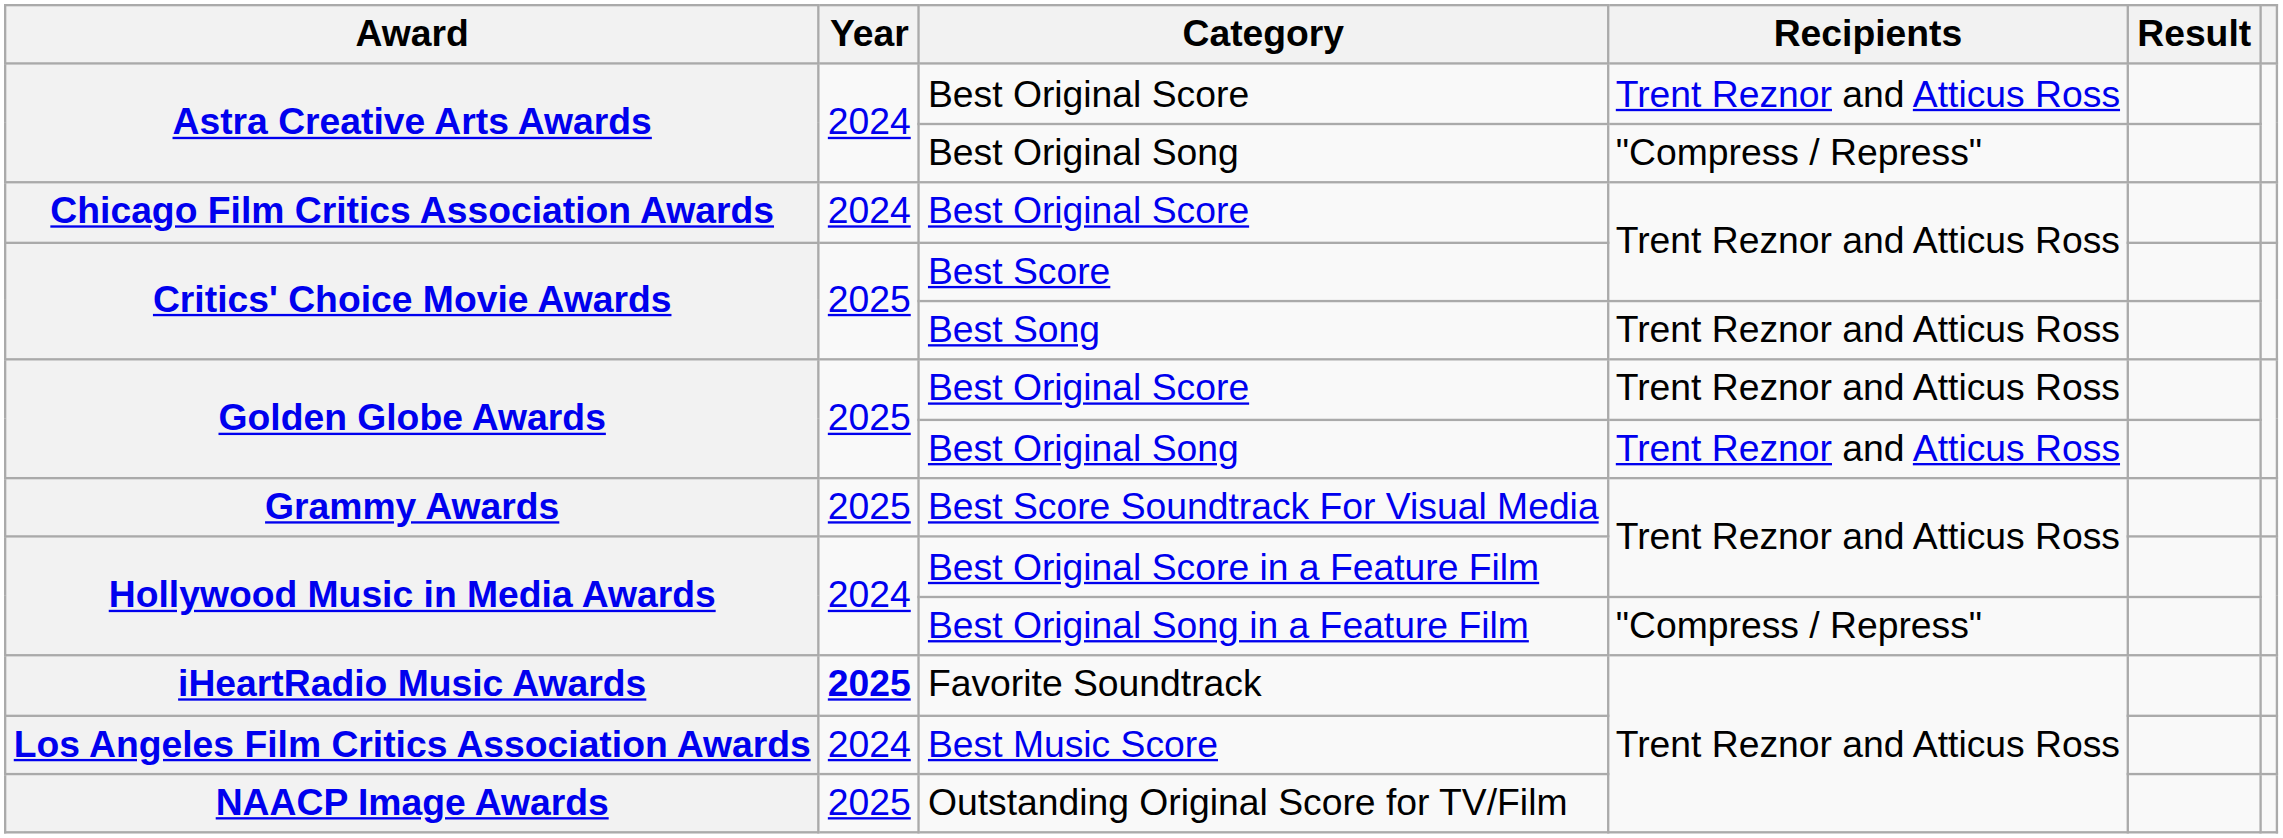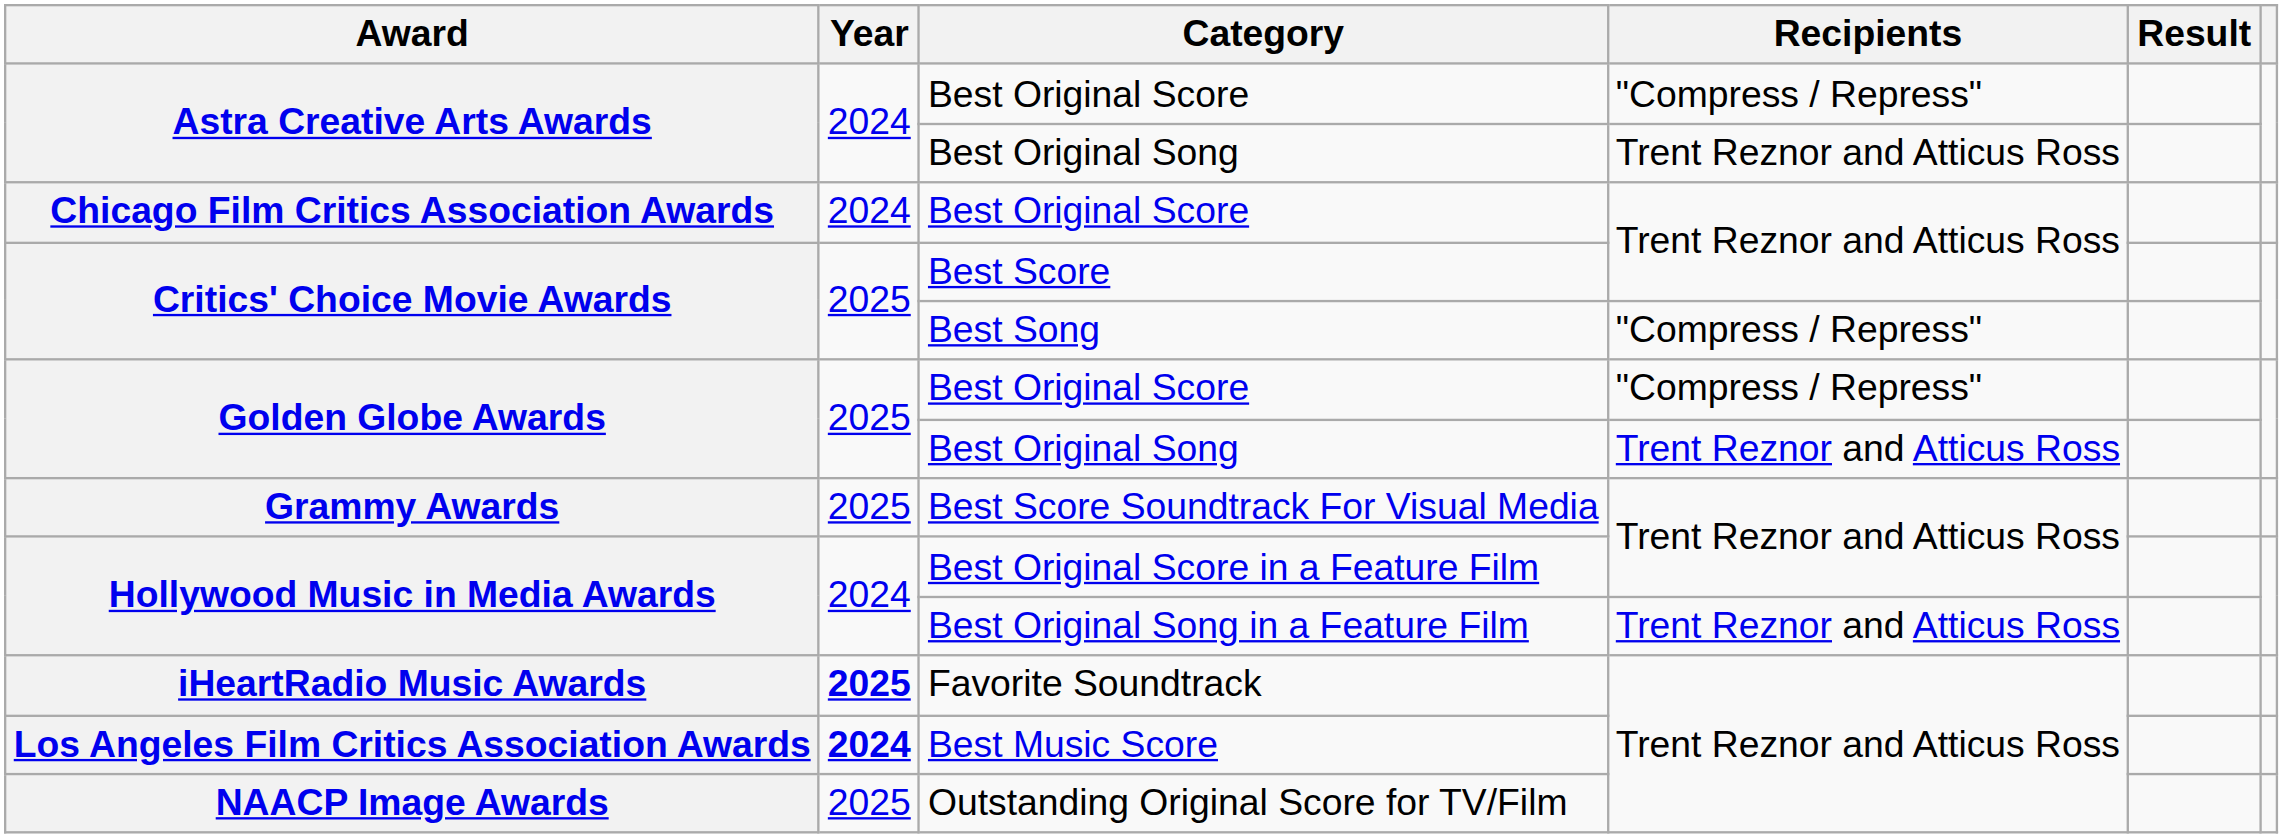(1868, 93) Trent Reznor and Atticus Ross -> (1799, 93) "Compress / Repress"
(1799, 152) "Compress / Repress" -> (1868, 152) Trent Reznor and Atticus Ross
(1868, 329) Trent Reznor and Atticus Ross -> (1799, 329) "Compress / Repress"
(1868, 388) Trent Reznor and Atticus Ross -> (1799, 388) "Compress / Repress"
(1799, 625) "Compress / Repress" -> (1868, 625) Trent Reznor and Atticus Ross
(869, 743) normal -> (869, 743) bold
